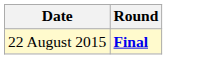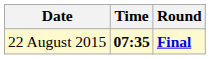+ column: (132, 16)
